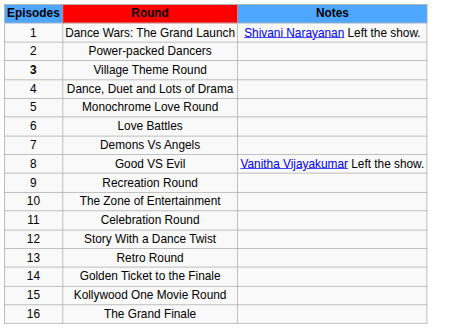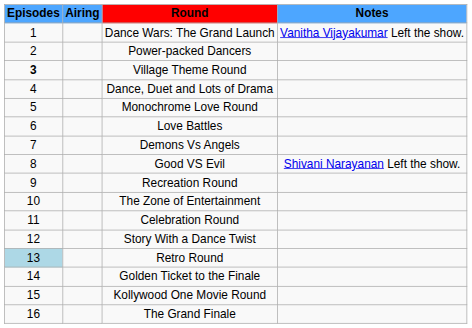+ column: (82, 13)
(332, 32) Shivani Narayanan Left the show. -> (372, 32) Vanitha Vijayakumar Left the show.
(332, 164) Vanitha Vijayakumar Left the show. -> (372, 164) Shivani Narayanan Left the show.
(33, 257) no background -> (33, 257) lightblue background
